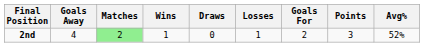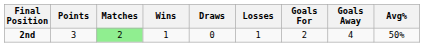columns swapped: (351, 17) <-> (74, 17)
(397, 35) 52% -> (397, 35) 50%
